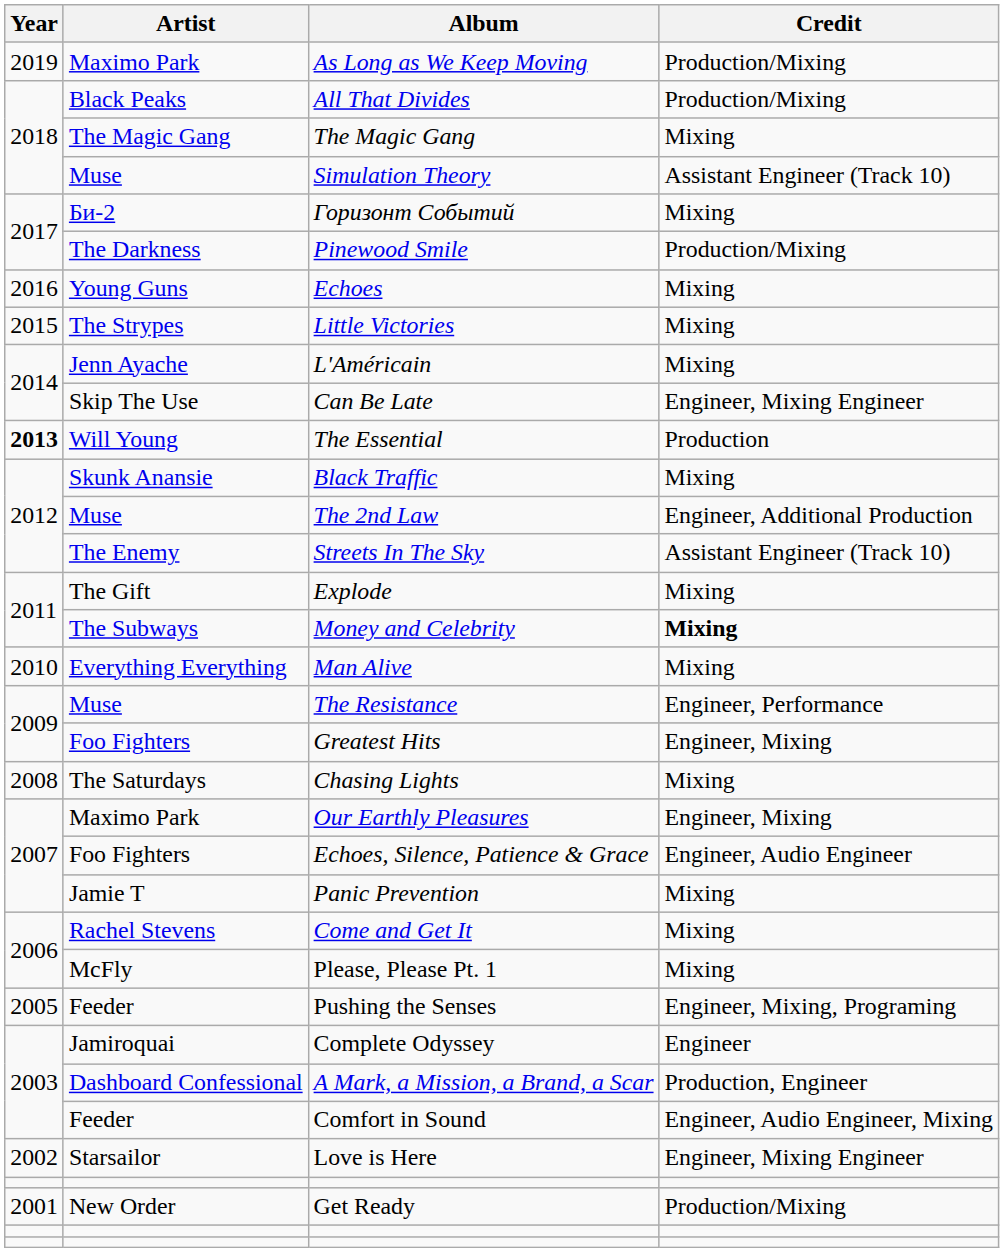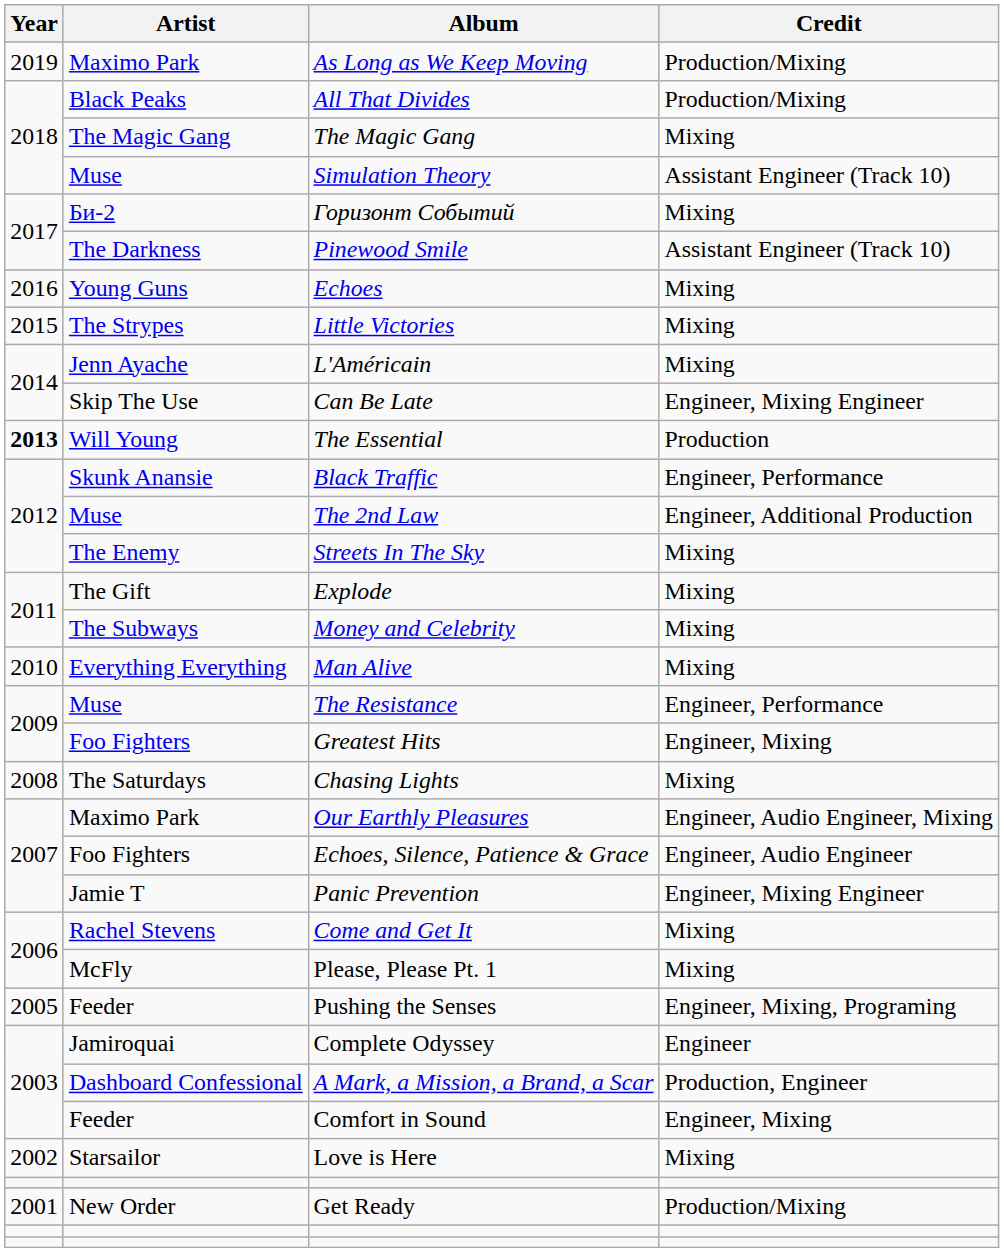(755, 250) Production/Mixing -> (807, 250) Assistant Engineer (Track 10)
(700, 477) Mixing -> (774, 477) Engineer, Performance
(807, 552) Assistant Engineer (Track 10) -> (700, 552) Mixing
(701, 628) bold -> (700, 628) normal
(748, 817) Engineer, Mixing -> (829, 817) Engineer, Audio Engineer, Mixing
(700, 893) Mixing -> (794, 893) Engineer, Mixing Engineer
(829, 1119) Engineer, Audio Engineer, Mixing -> (748, 1119) Engineer, Mixing
(794, 1157) Engineer, Mixing Engineer -> (700, 1157) Mixing
